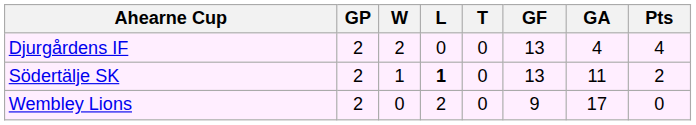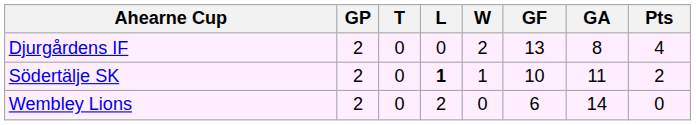columns swapped: (400, 18) <-> (483, 18)
(597, 47) 4 -> (597, 47) 8
(535, 76) 13 -> (535, 76) 10
(535, 104) 9 -> (535, 104) 6
(597, 104) 17 -> (597, 104) 14
